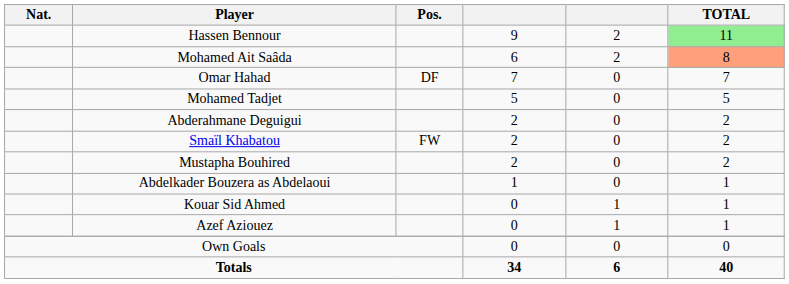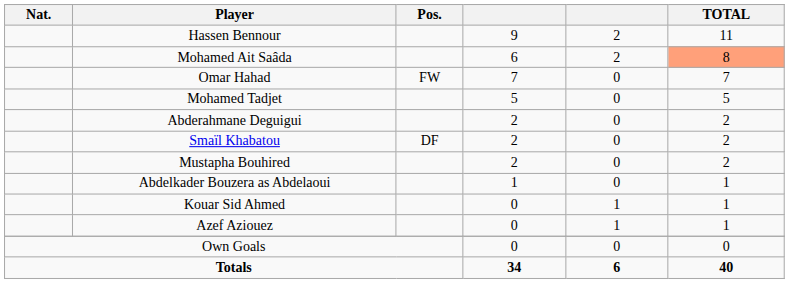(726, 35) lightgreen background -> (726, 35) no background
(430, 77) DF -> (430, 77) FW
(430, 140) FW -> (430, 140) DF
